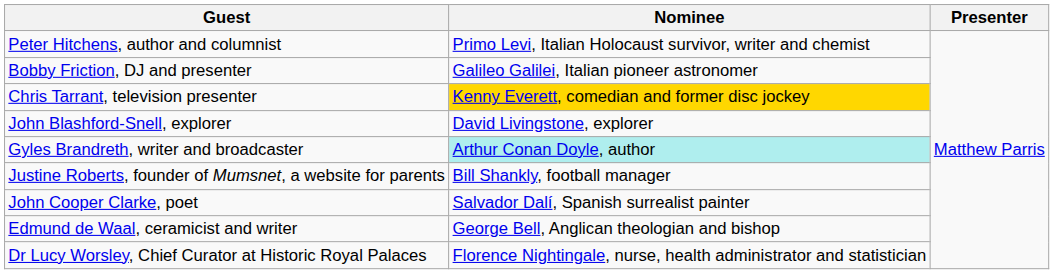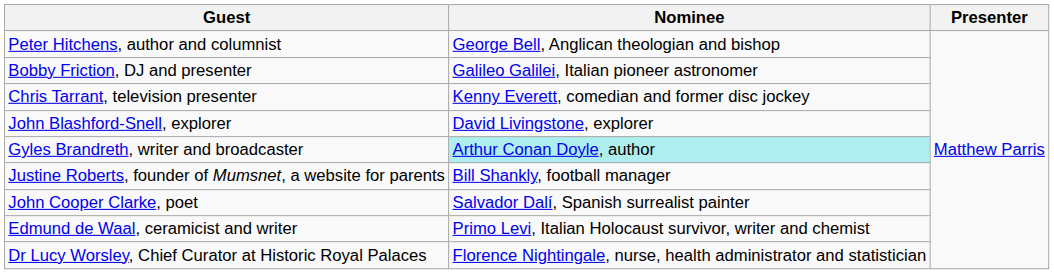(661, 44) Primo Levi, Italian Holocaust survivor, writer and chemist -> (616, 44) George Bell, Anglican theologian and bishop
(631, 96) gold background -> (631, 96) no background
(616, 228) George Bell, Anglican theologian and bishop -> (661, 228) Primo Levi, Italian Holocaust survivor, writer and chemist
